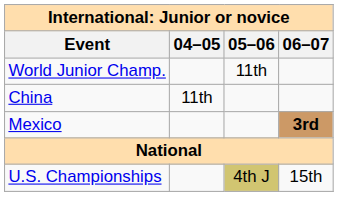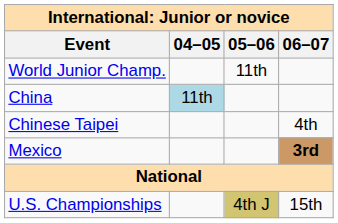(197, 97) no background -> (197, 97) lightblue background
+ row: (63, 124)
